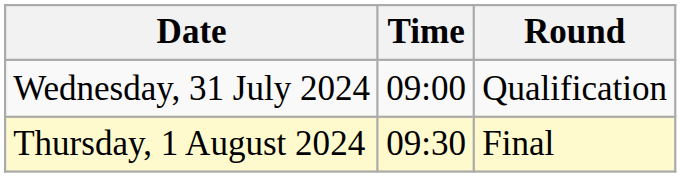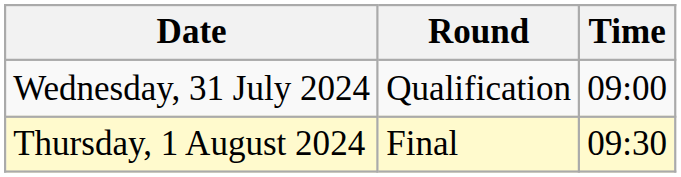columns swapped: (426, 32) <-> (575, 32)
